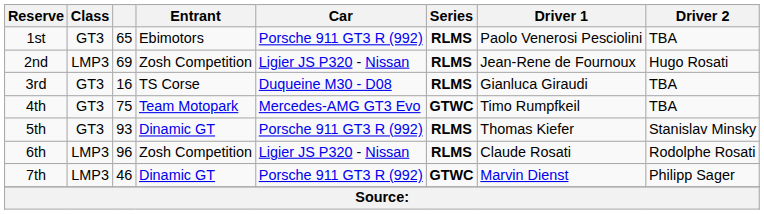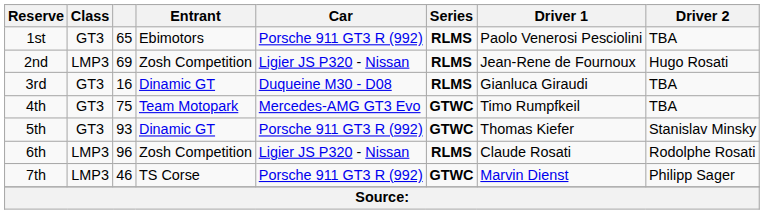(169, 84) TS Corse -> (177, 84) Dinamic GT
(452, 129) RLMS -> (452, 129) GTWC
(177, 175) Dinamic GT -> (169, 175) TS Corse
